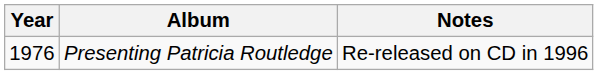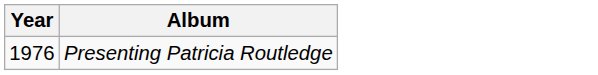- column: (465, 20)
